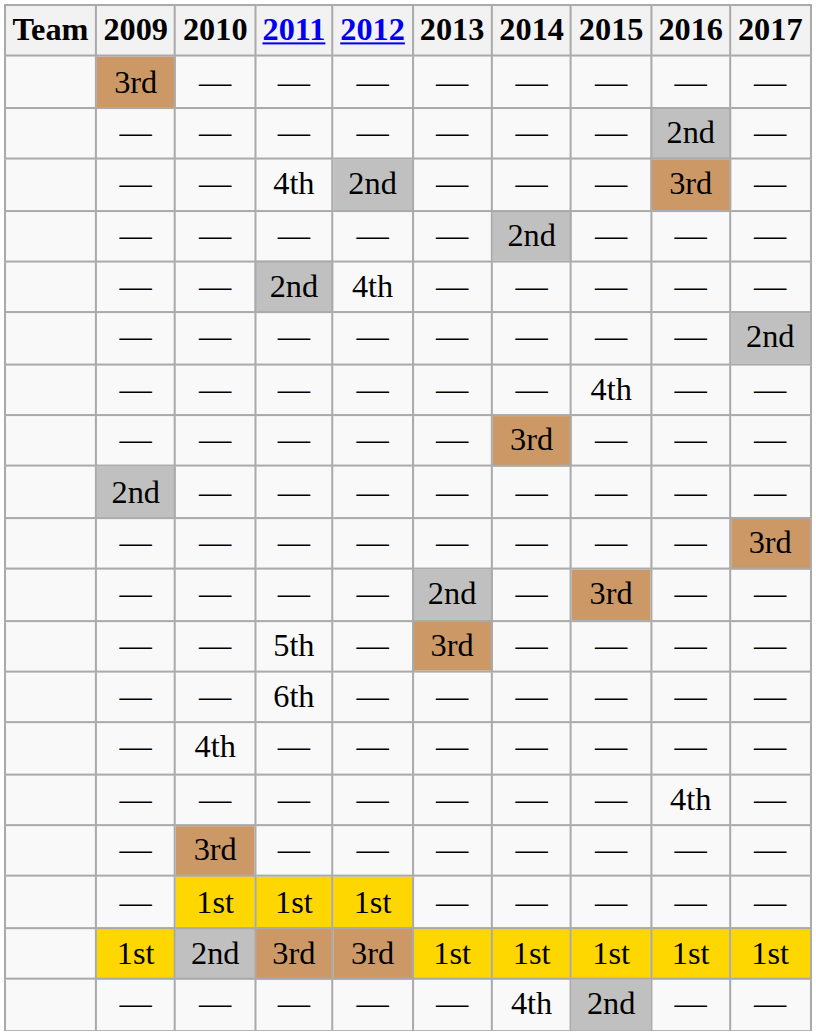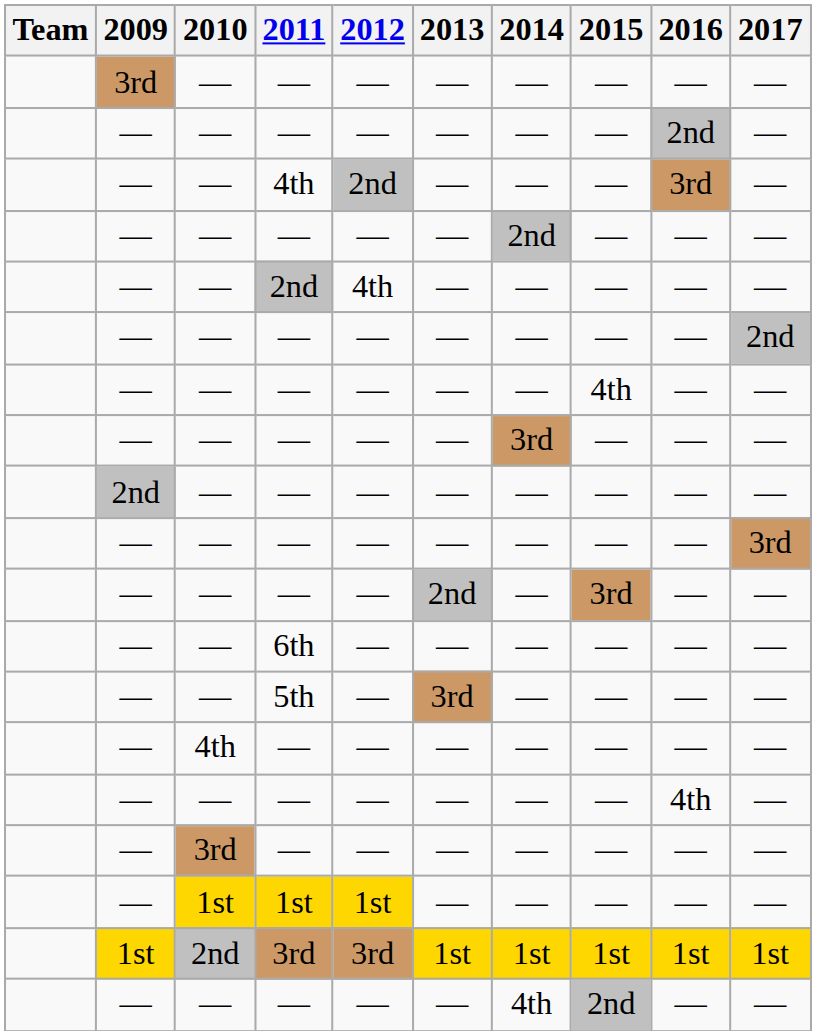rows swapped: (215, 696) <-> (215, 645)
